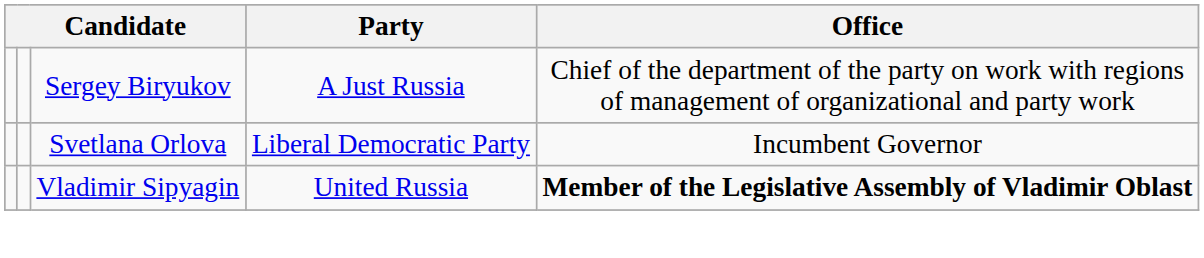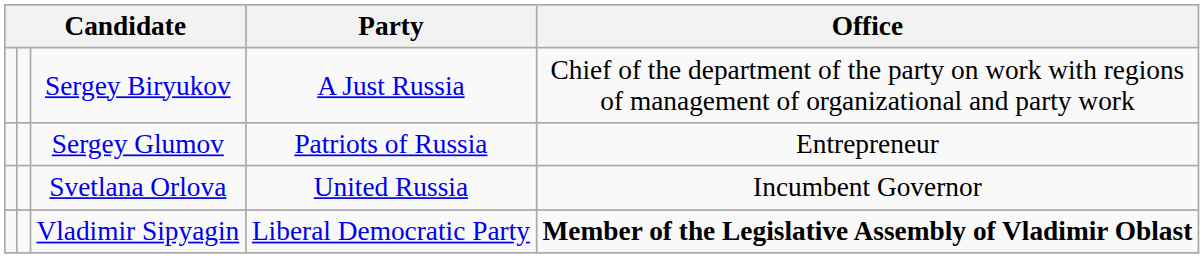+ row: (138, 143)
(391, 143) Liberal Democratic Party -> (391, 187) United Russia
(391, 187) United Russia -> (391, 230) Liberal Democratic Party
